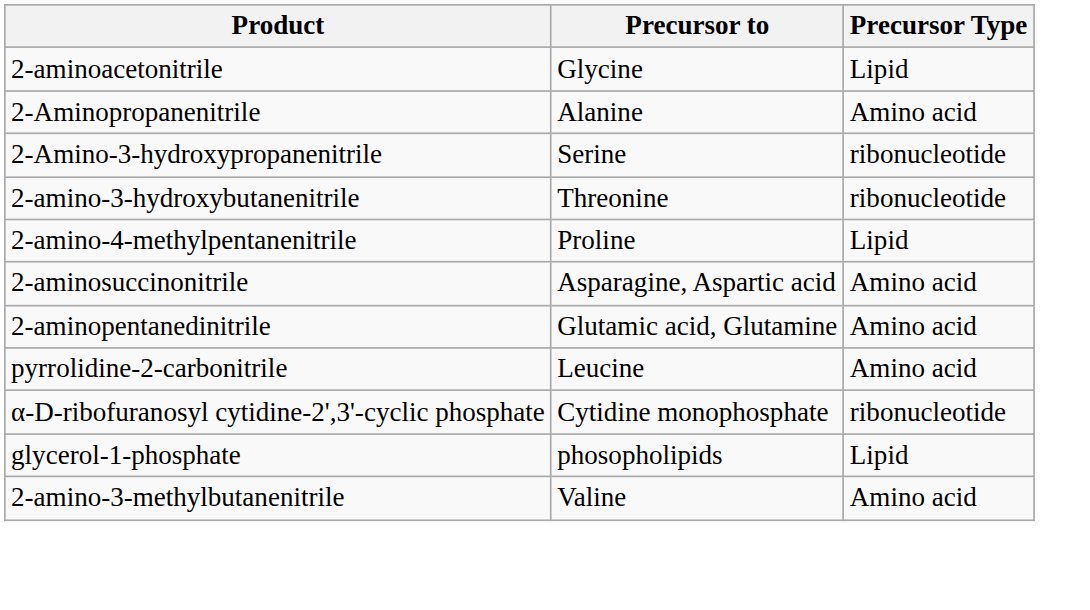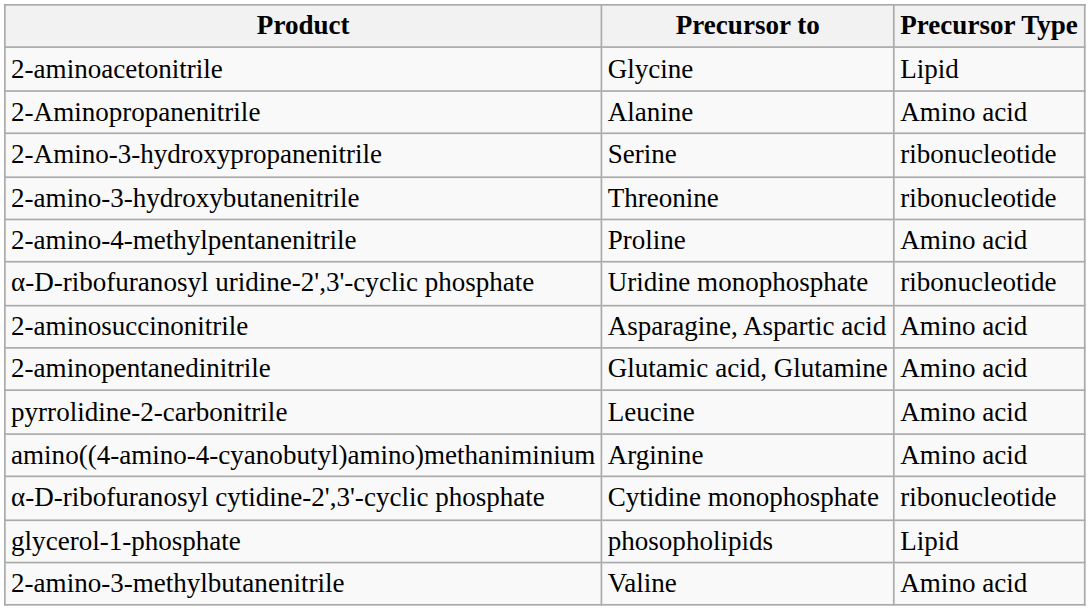(879, 240) Lipid -> (964, 240) Amino acid
+ row: (273, 283)
+ row: (303, 454)
